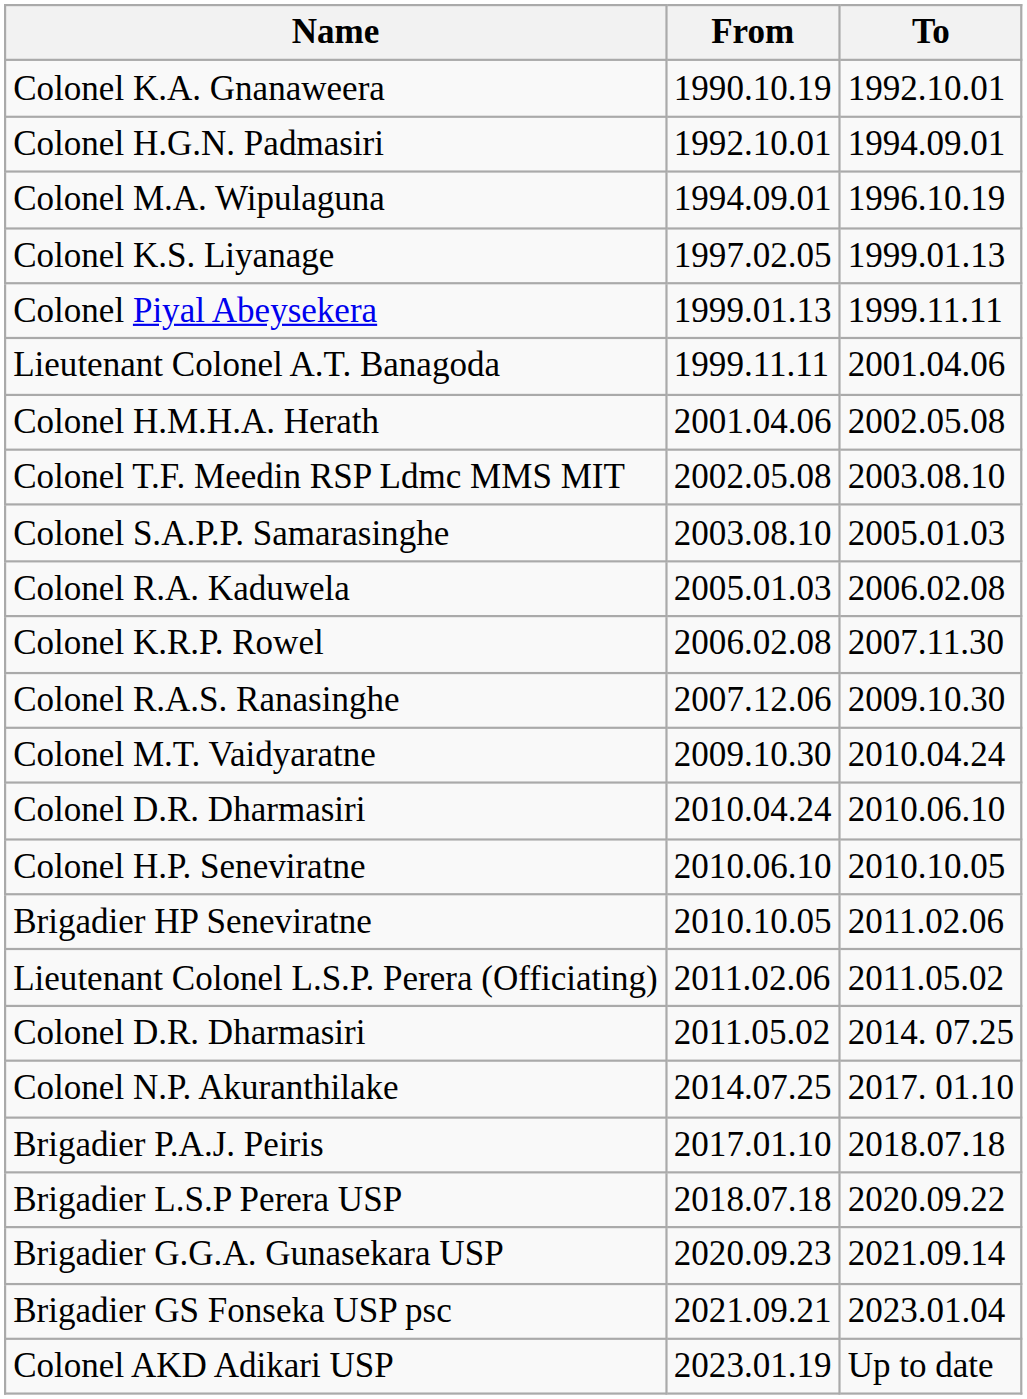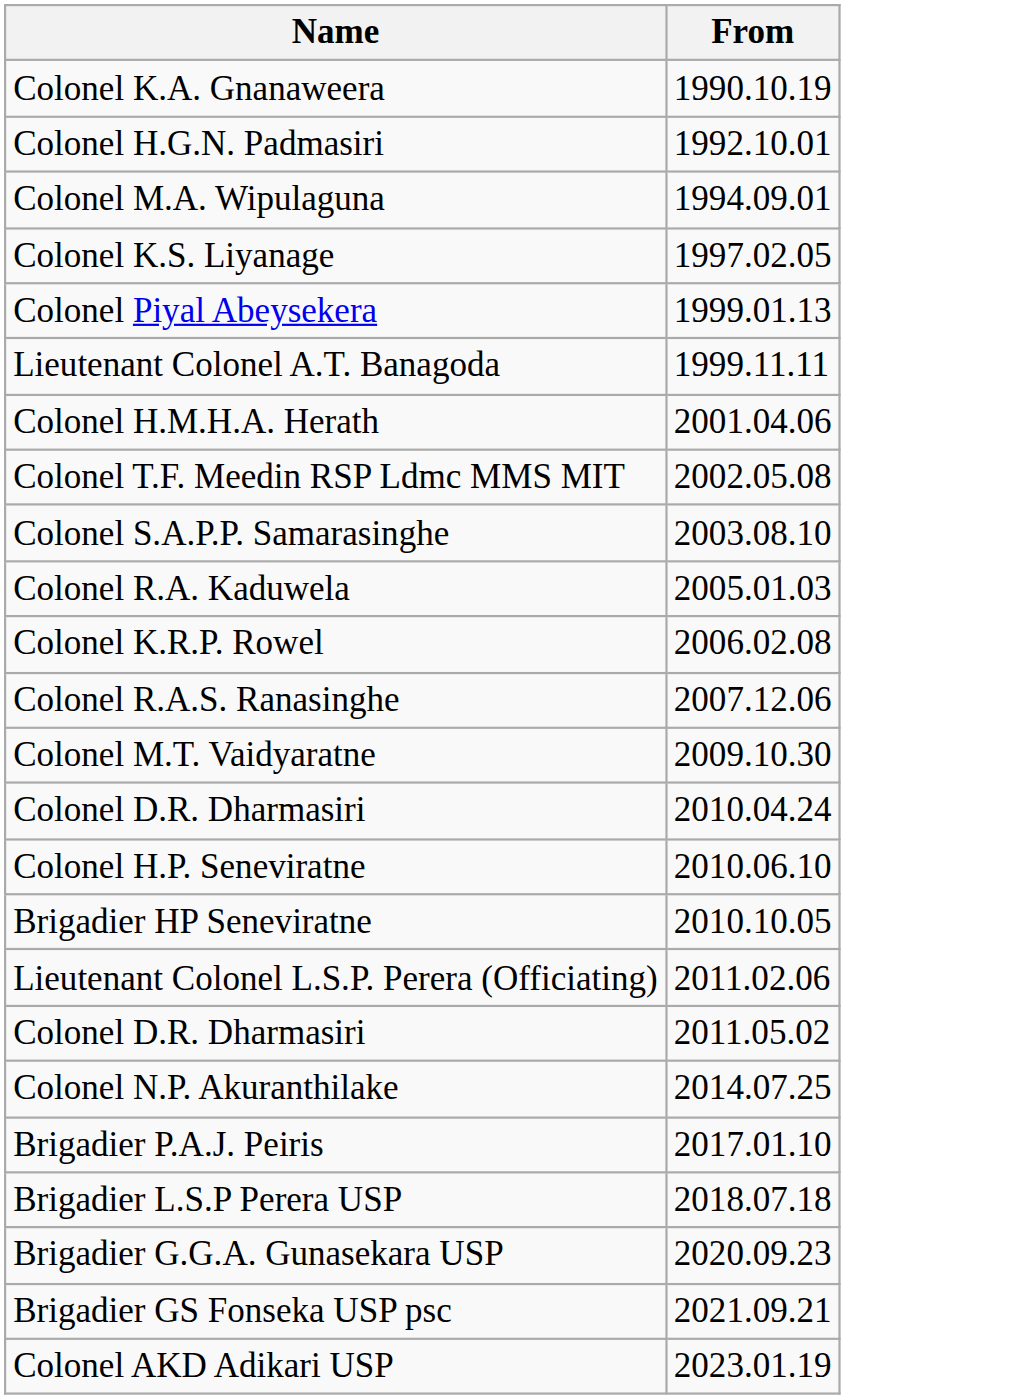- column: (931, 32)
